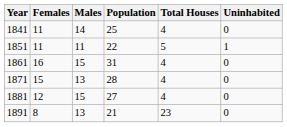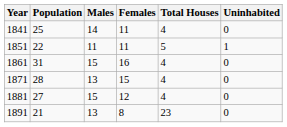columns swapped: (131, 12) <-> (51, 12)
